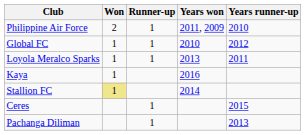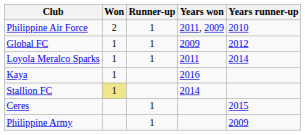(190, 43) 2010 -> (190, 43) 2009
(190, 59) 2013 -> (190, 59) 2011
(238, 59) 2011 -> (239, 59) 2014
- row: (43, 122)
+ row: (40, 122)
